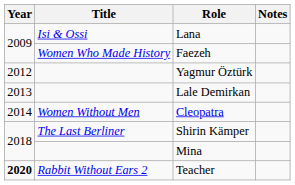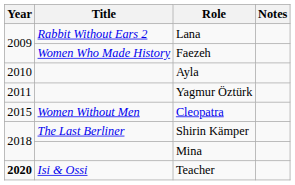(63, 33) Isi & Ossi -> (92, 33) Rabbit Without Ears 2
+ row: (187, 72)
(20, 72) 2012 -> (19, 92) 2011
- row: (213, 92)
(20, 111) 2014 -> (20, 111) 2015
(92, 170) Rabbit Without Ears 2 -> (63, 170) Isi & Ossi
